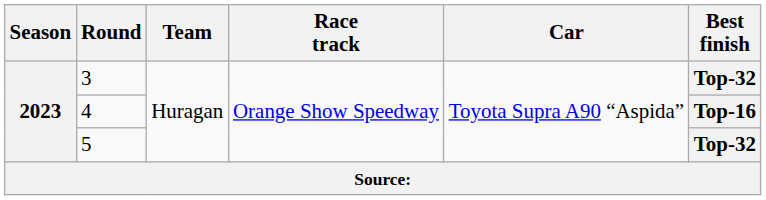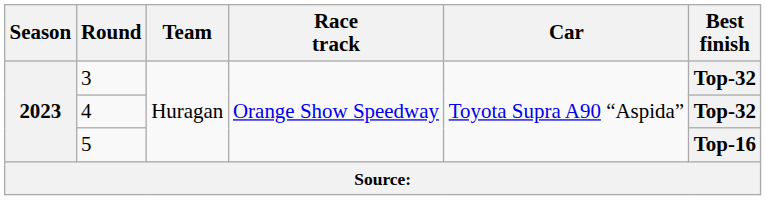(725, 111) Top-16 -> (725, 111) Top-32
(725, 144) Top-32 -> (725, 144) Top-16
